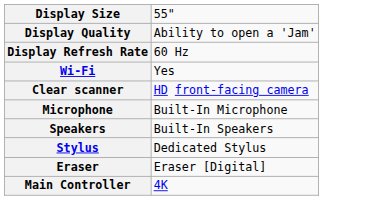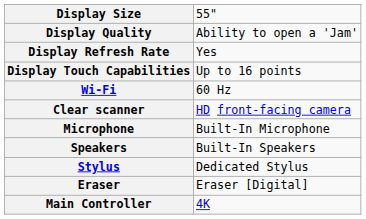(171, 52) 60 Hz -> (207, 52) Yes
+ row: (99, 71)
(164, 71) Yes -> (214, 90) 60 Hz
